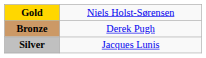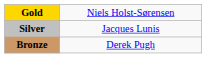rows swapped: (32, 45) <-> (32, 28)
